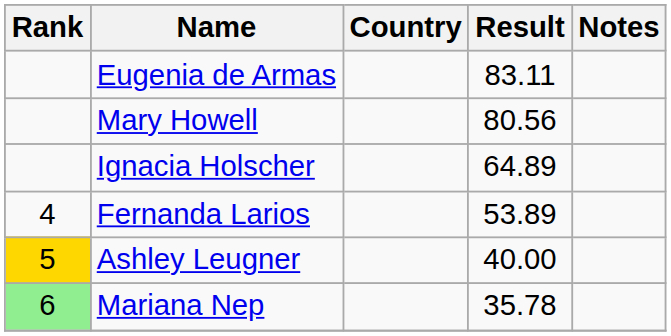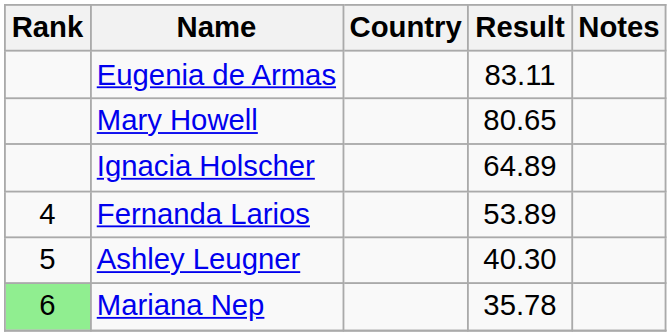(520, 120) 80.56 -> (520, 120) 80.65
(47, 259) gold background -> (47, 259) no background
(520, 259) 40.00 -> (520, 259) 40.30
